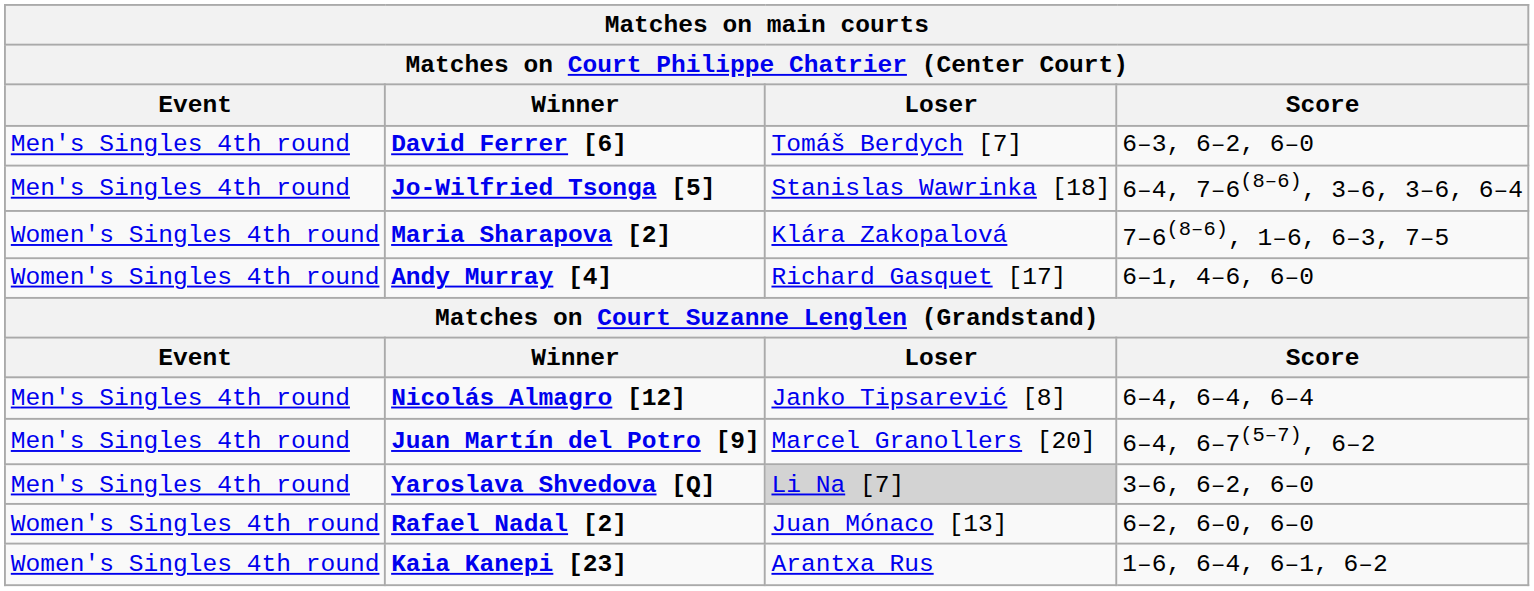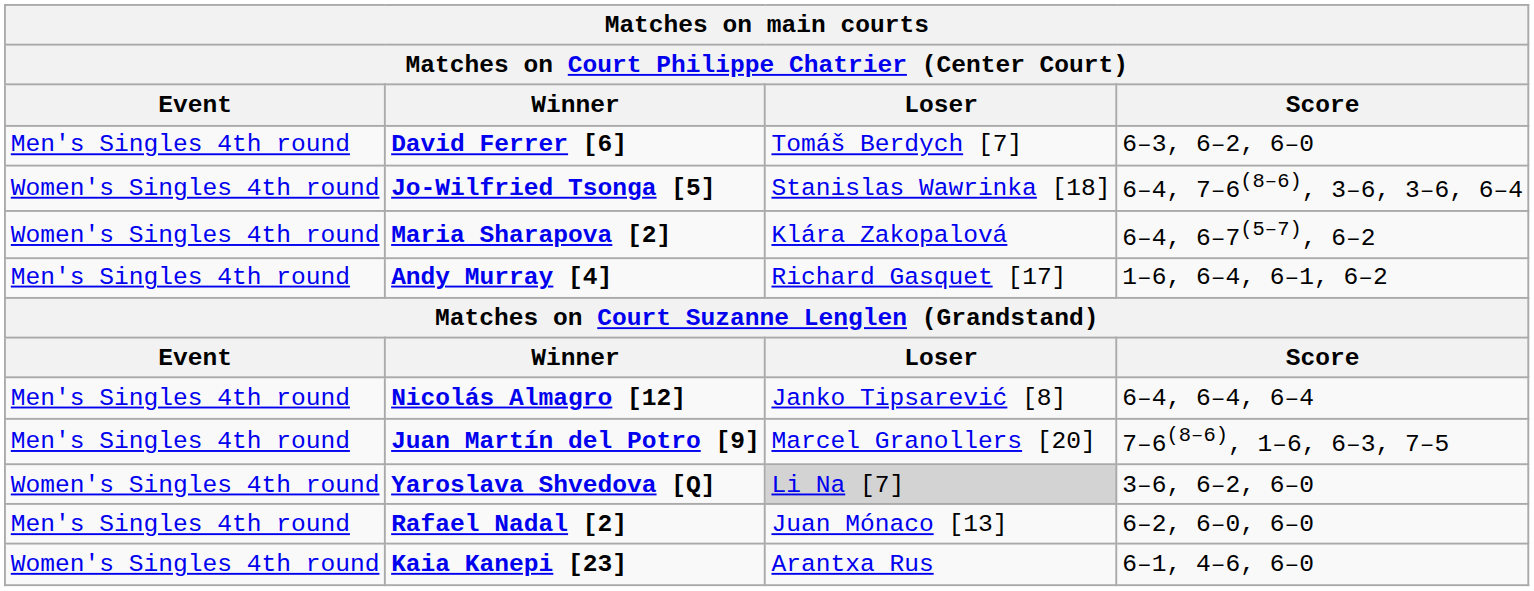(180, 188) Men's Singles 4th round -> (195, 188) Women's Singles 4th round
(1286, 235) 7–6(8–6), 1–6, 6–3, 7–5 -> (1249, 235) 6–4, 6–7(5–7), 6–2
(195, 278) Women's Singles 4th round -> (180, 278) Men's Singles 4th round
(1218, 278) 6–1, 4–6, 6–0 -> (1255, 278) 1–6, 6–4, 6–1, 6–2
(1249, 441) 6–4, 6–7(5–7), 6–2 -> (1286, 441) 7–6(8–6), 1–6, 6–3, 7–5
(180, 484) Men's Singles 4th round -> (195, 484) Women's Singles 4th round
(195, 524) Women's Singles 4th round -> (180, 524) Men's Singles 4th round
(1255, 564) 1–6, 6–4, 6–1, 6–2 -> (1218, 564) 6–1, 4–6, 6–0
